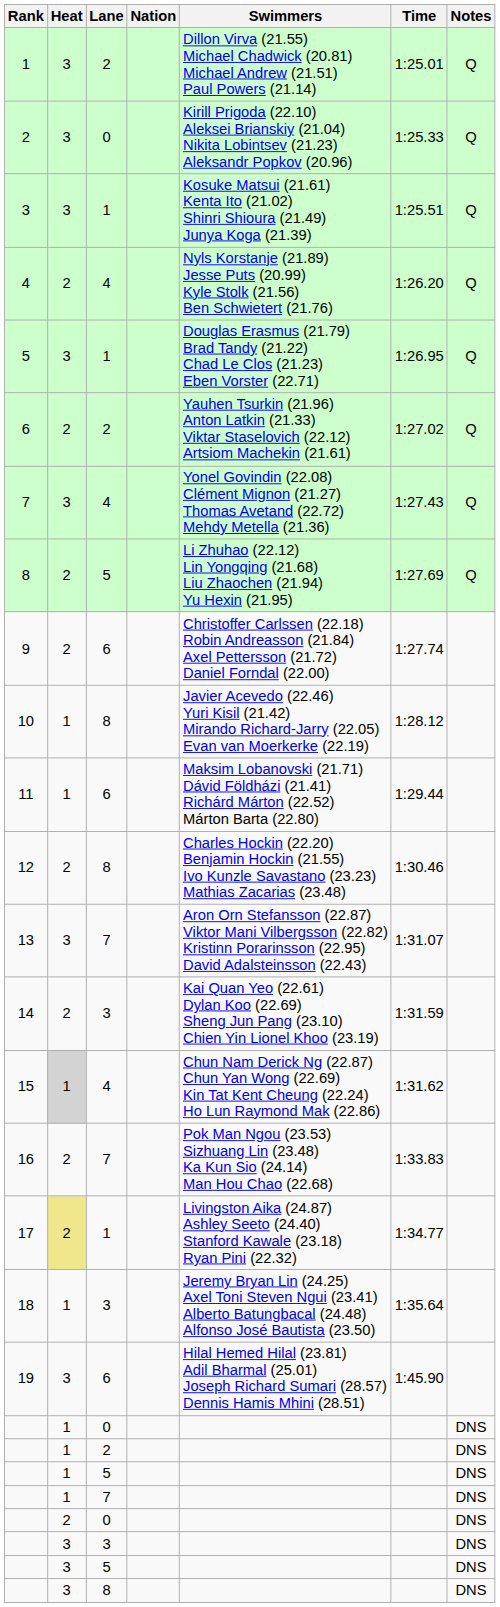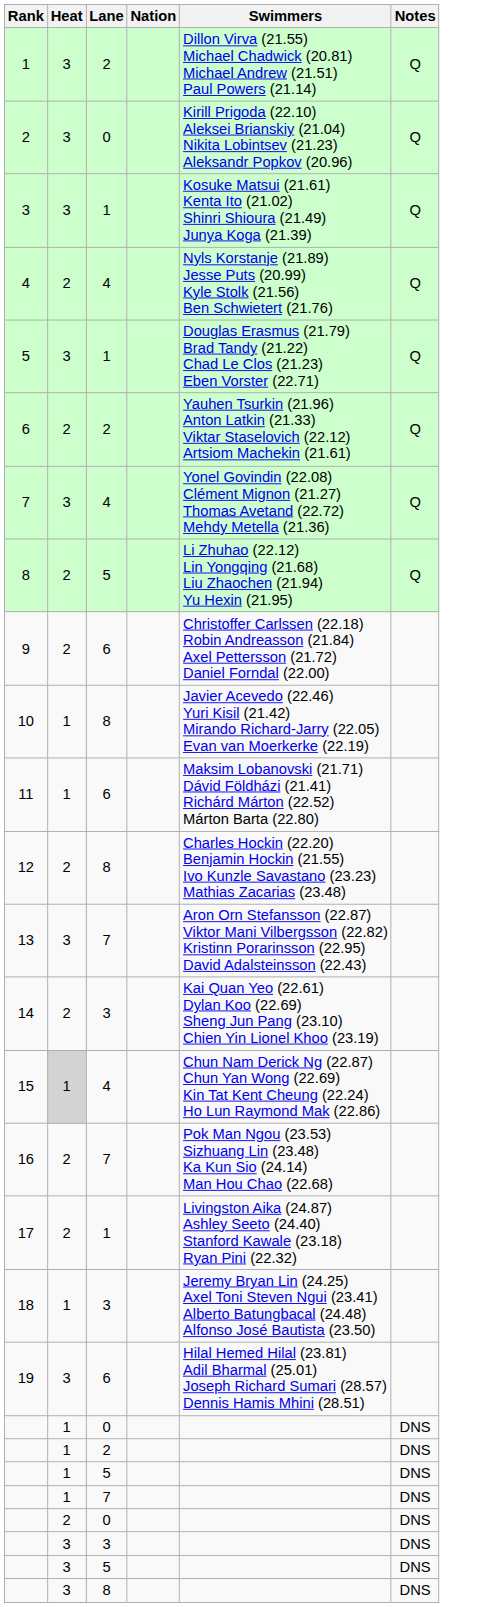- column: (419, 16)
(67, 1232) khaki background -> (67, 1232) no background
